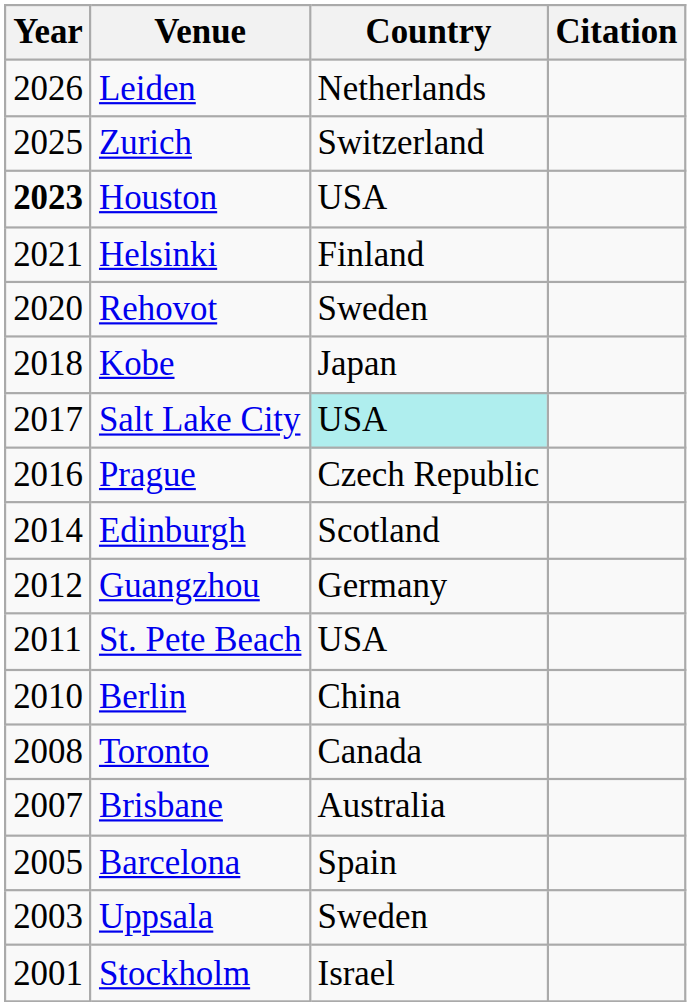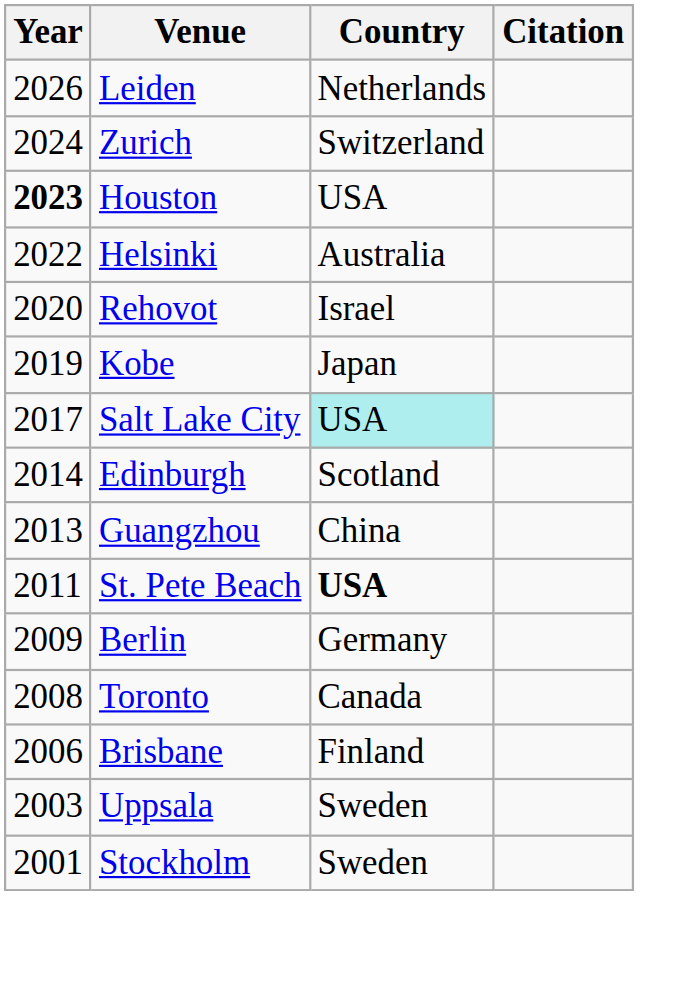(48, 142) 2025 -> (48, 142) 2024
(48, 253) 2021 -> (48, 253) 2022
(371, 253) Finland -> (381, 253) Australia
(373, 308) Sweden -> (356, 308) Israel
(48, 364) 2018 -> (48, 364) 2019
- row: (147, 474)
(48, 585) 2012 -> (48, 530) 2013
(382, 585) Germany -> (359, 530) China
(352, 640) normal -> (352, 585) bold
(48, 695) 2010 -> (48, 640) 2009
(359, 695) China -> (382, 640) Germany
(48, 806) 2007 -> (48, 751) 2006
(381, 806) Australia -> (371, 751) Finland
- row: (170, 861)
(356, 972) Israel -> (373, 861) Sweden
